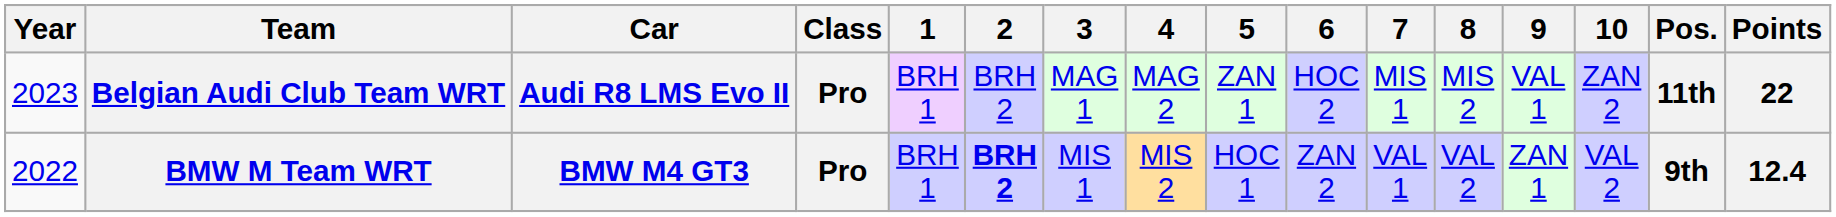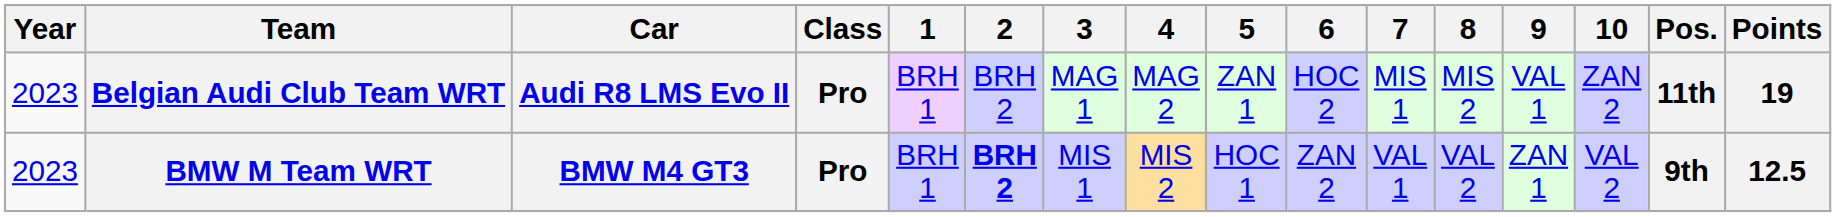(1777, 92) 22 -> (1777, 92) 19
(45, 172) 2022 -> (45, 172) 2023
(1777, 172) 12.4 -> (1777, 172) 12.5
